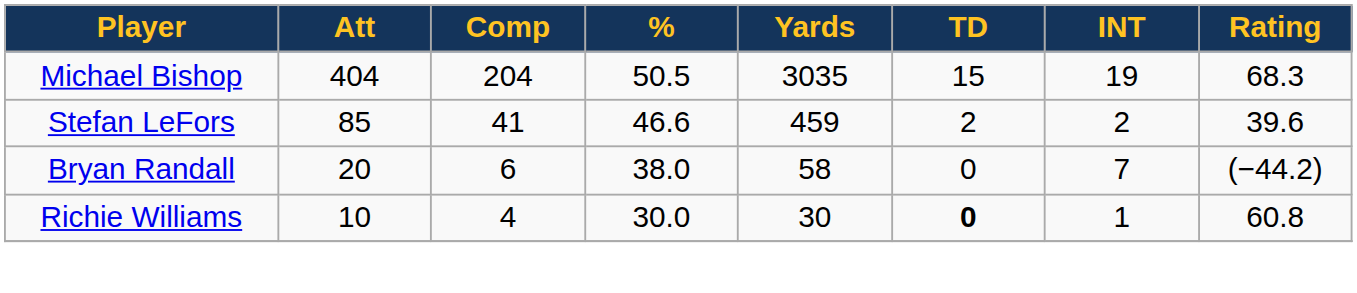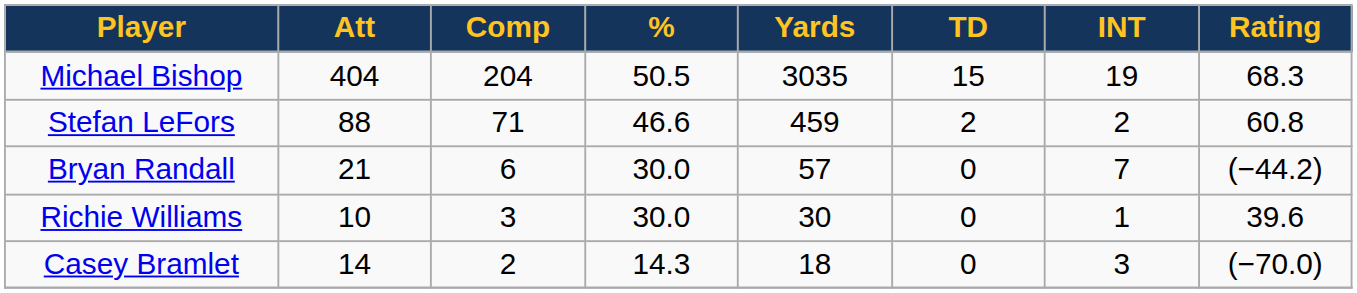(354, 122) 85 -> (354, 122) 88
(508, 122) 41 -> (508, 122) 71
(1275, 122) 39.6 -> (1275, 122) 60.8
(354, 169) 20 -> (354, 169) 21
(661, 169) 38.0 -> (661, 169) 30.0
(815, 169) 58 -> (815, 169) 57
(508, 216) 4 -> (508, 216) 3
(968, 216) bold -> (968, 216) normal
(1275, 216) 60.8 -> (1275, 216) 39.6
+ row: (141, 264)
